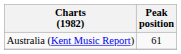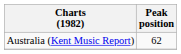(157, 40) 61 -> (157, 40) 62
